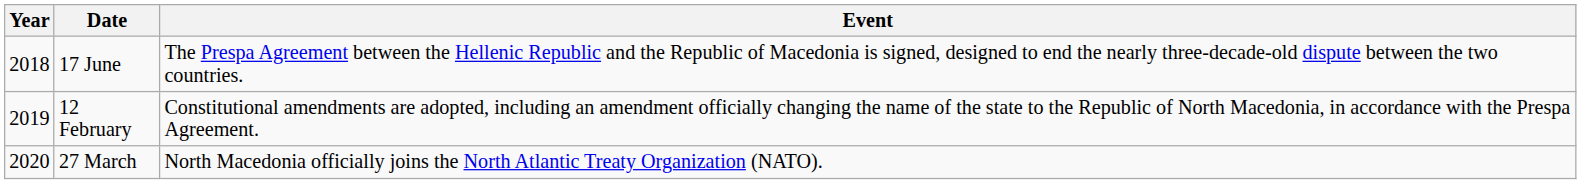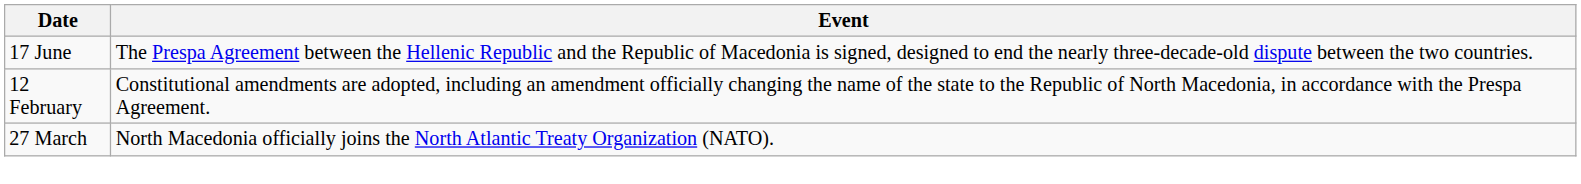- column: (29, 20)
